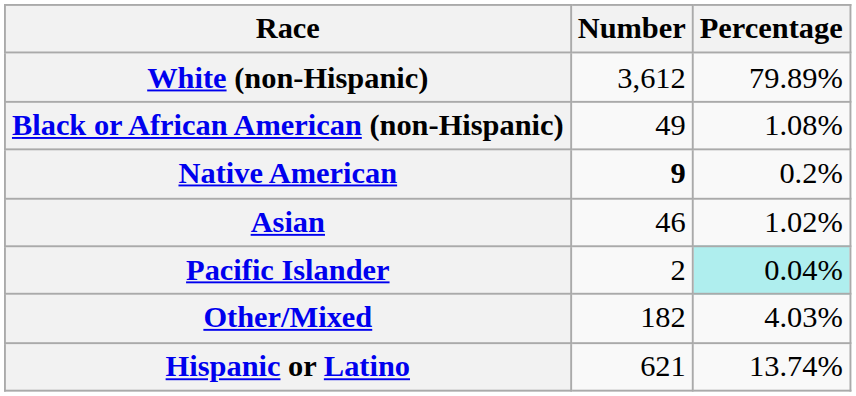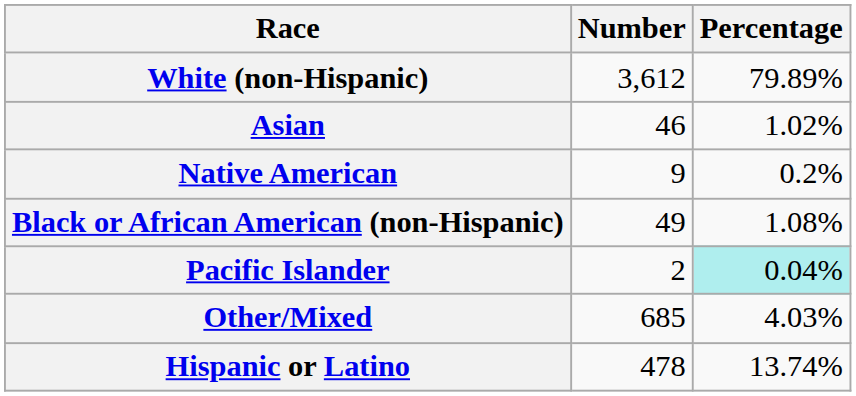rows swapped: (288, 125) <-> (288, 221)
(678, 173) bold -> (678, 173) normal
(663, 317) 182 -> (663, 317) 685
(663, 366) 621 -> (663, 366) 478
